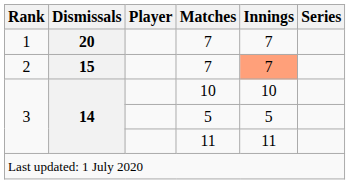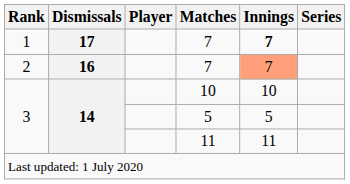(87, 41) 20 -> (87, 41) 17
(269, 41) normal -> (269, 41) bold
(87, 66) 15 -> (87, 66) 16
